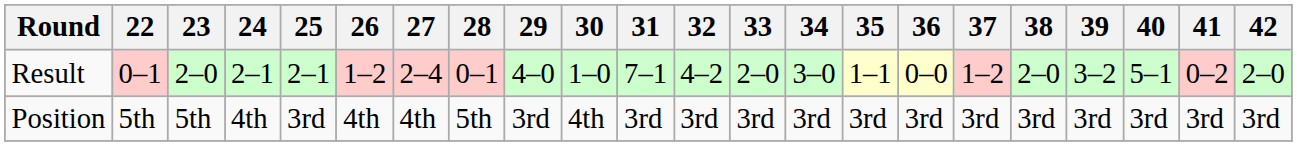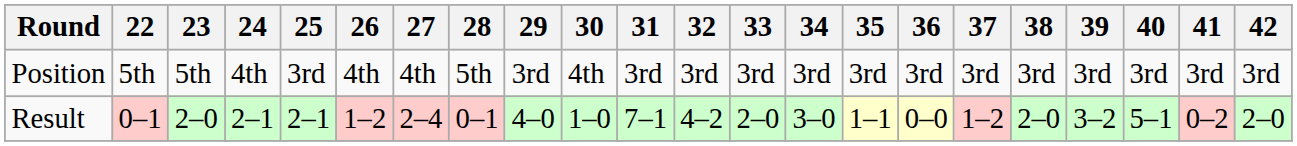rows swapped: (48, 72) <-> (58, 118)
